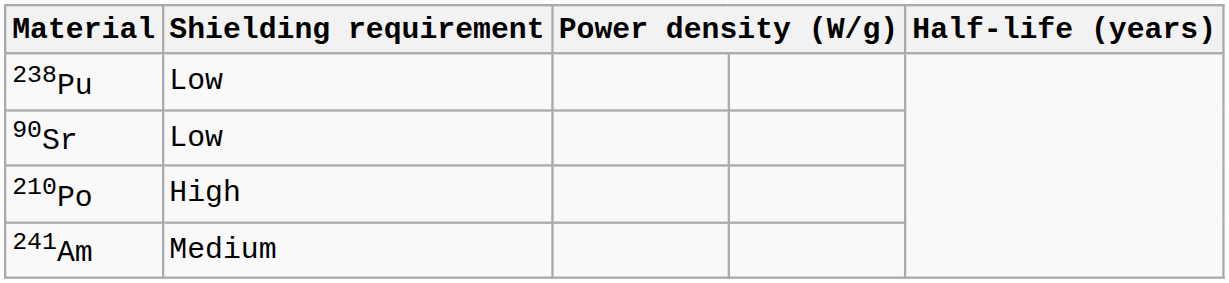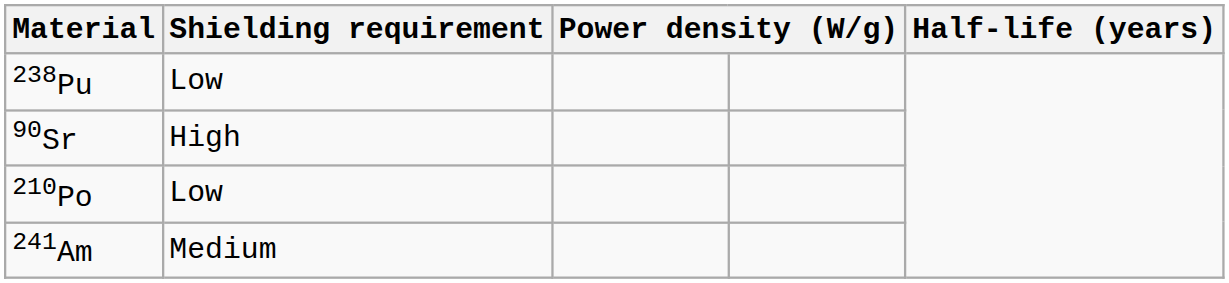(196, 138) Low -> (205, 138) High
(205, 194) High -> (196, 194) Low
